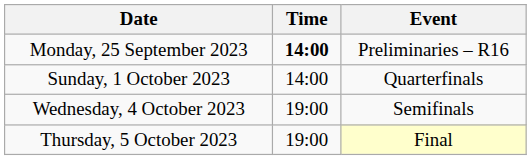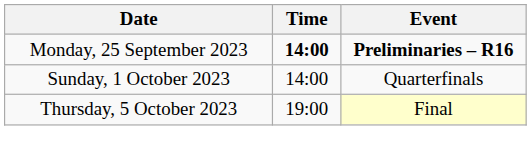(433, 49) normal -> (433, 49) bold
- row: (139, 109)
